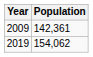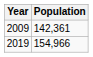(52, 44) 154,062 -> (52, 44) 154,966
